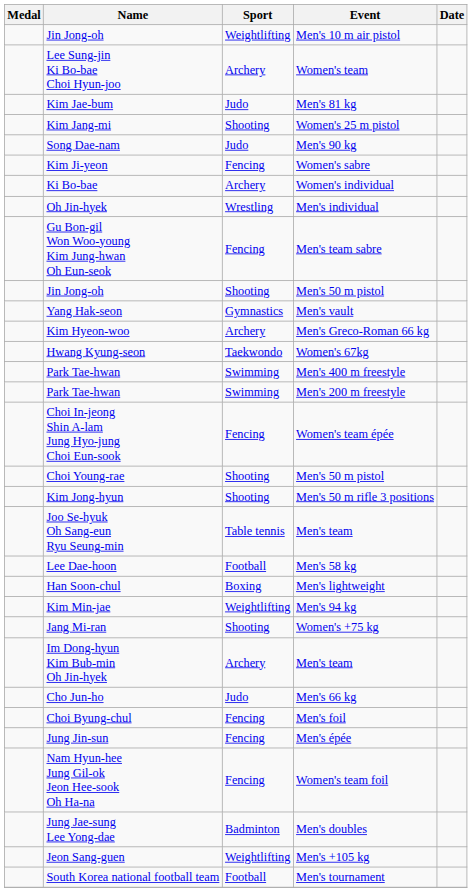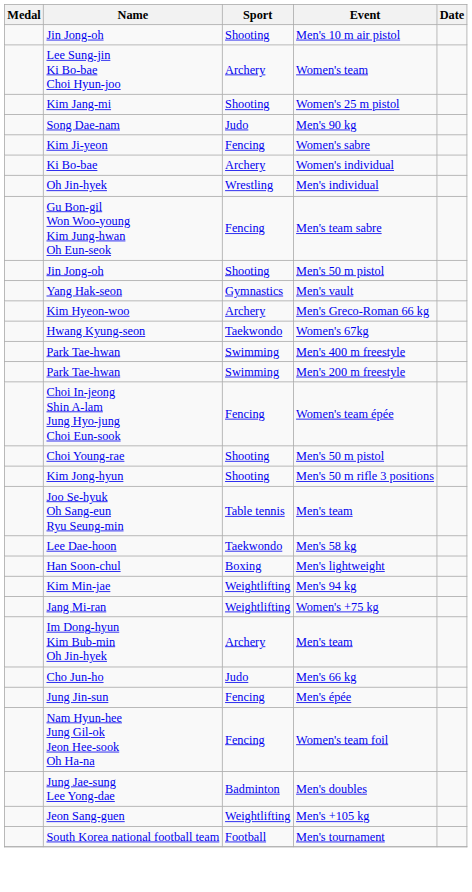(258, 35) Weightlifting -> (247, 35) Shooting
- row: (80, 104)
(246, 566) Football -> (254, 546) Taekwondo
(247, 627) Shooting -> (258, 607) Weightlifting
- row: (89, 717)
